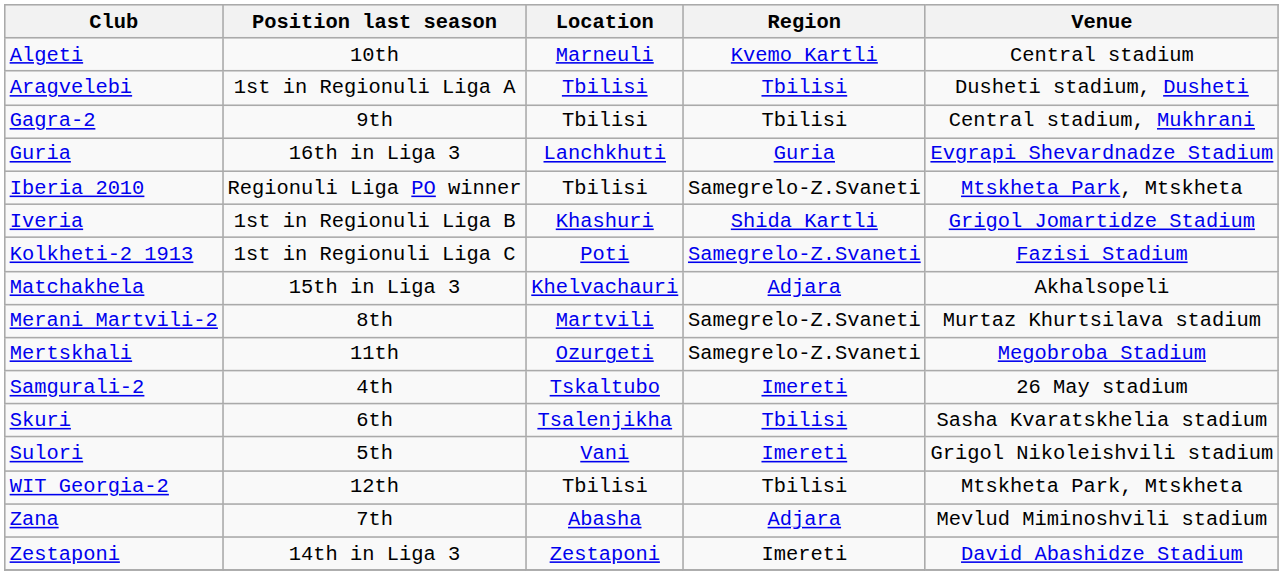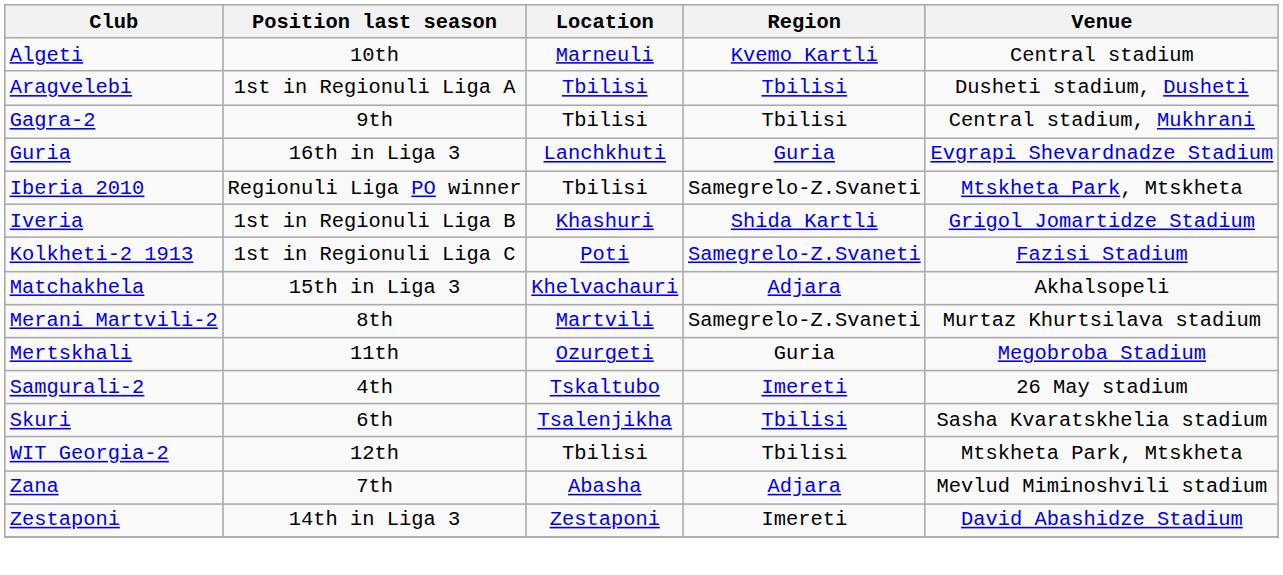(804, 354) Samegrelo-Z.Svaneti -> (804, 354) Guria
- row: (46, 454)
